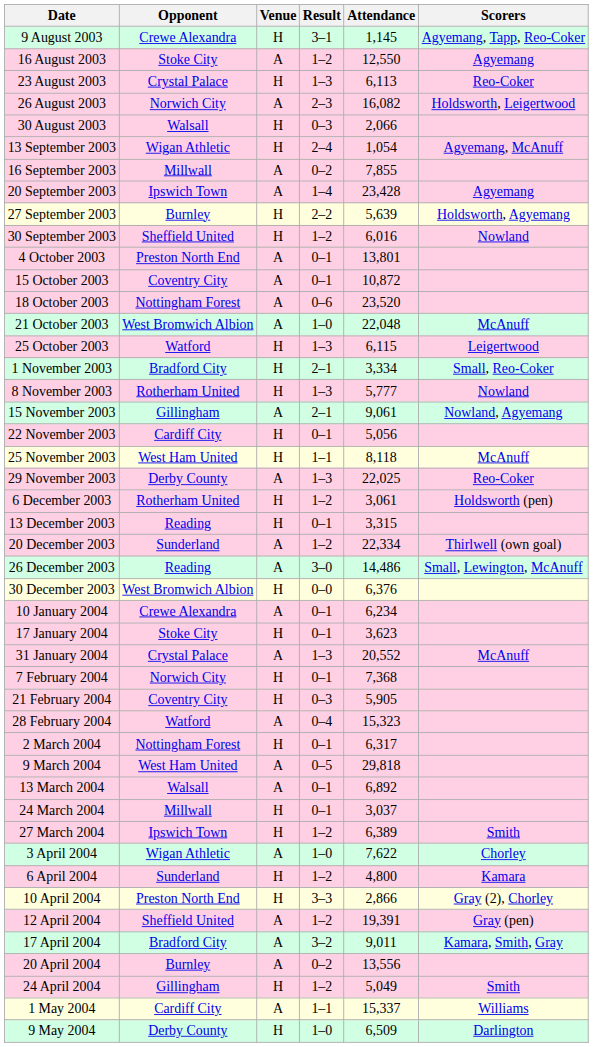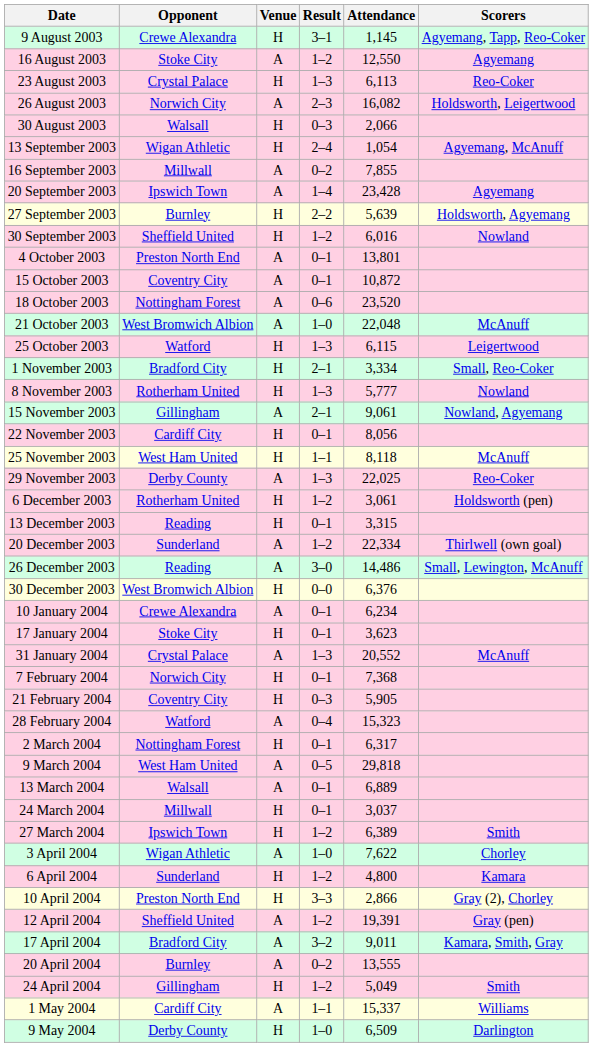(381, 434) 5,056 -> (381, 434) 8,056
(381, 788) 6,892 -> (381, 788) 6,889
(381, 964) 13,556 -> (381, 964) 13,555
